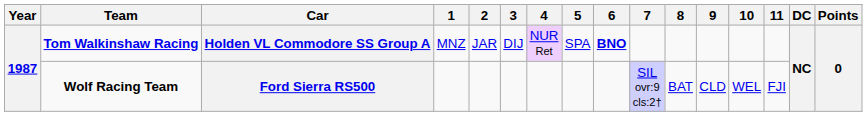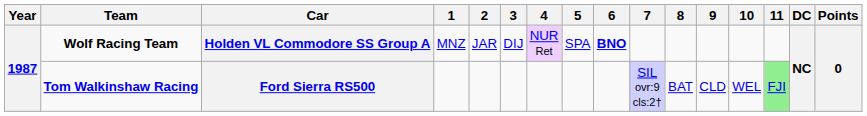(121, 43) Tom Walkinshaw Racing -> (121, 43) Wolf Racing Team
(121, 86) Wolf Racing Team -> (121, 86) Tom Walkinshaw Racing
(777, 86) no background -> (777, 86) lightgreen background
